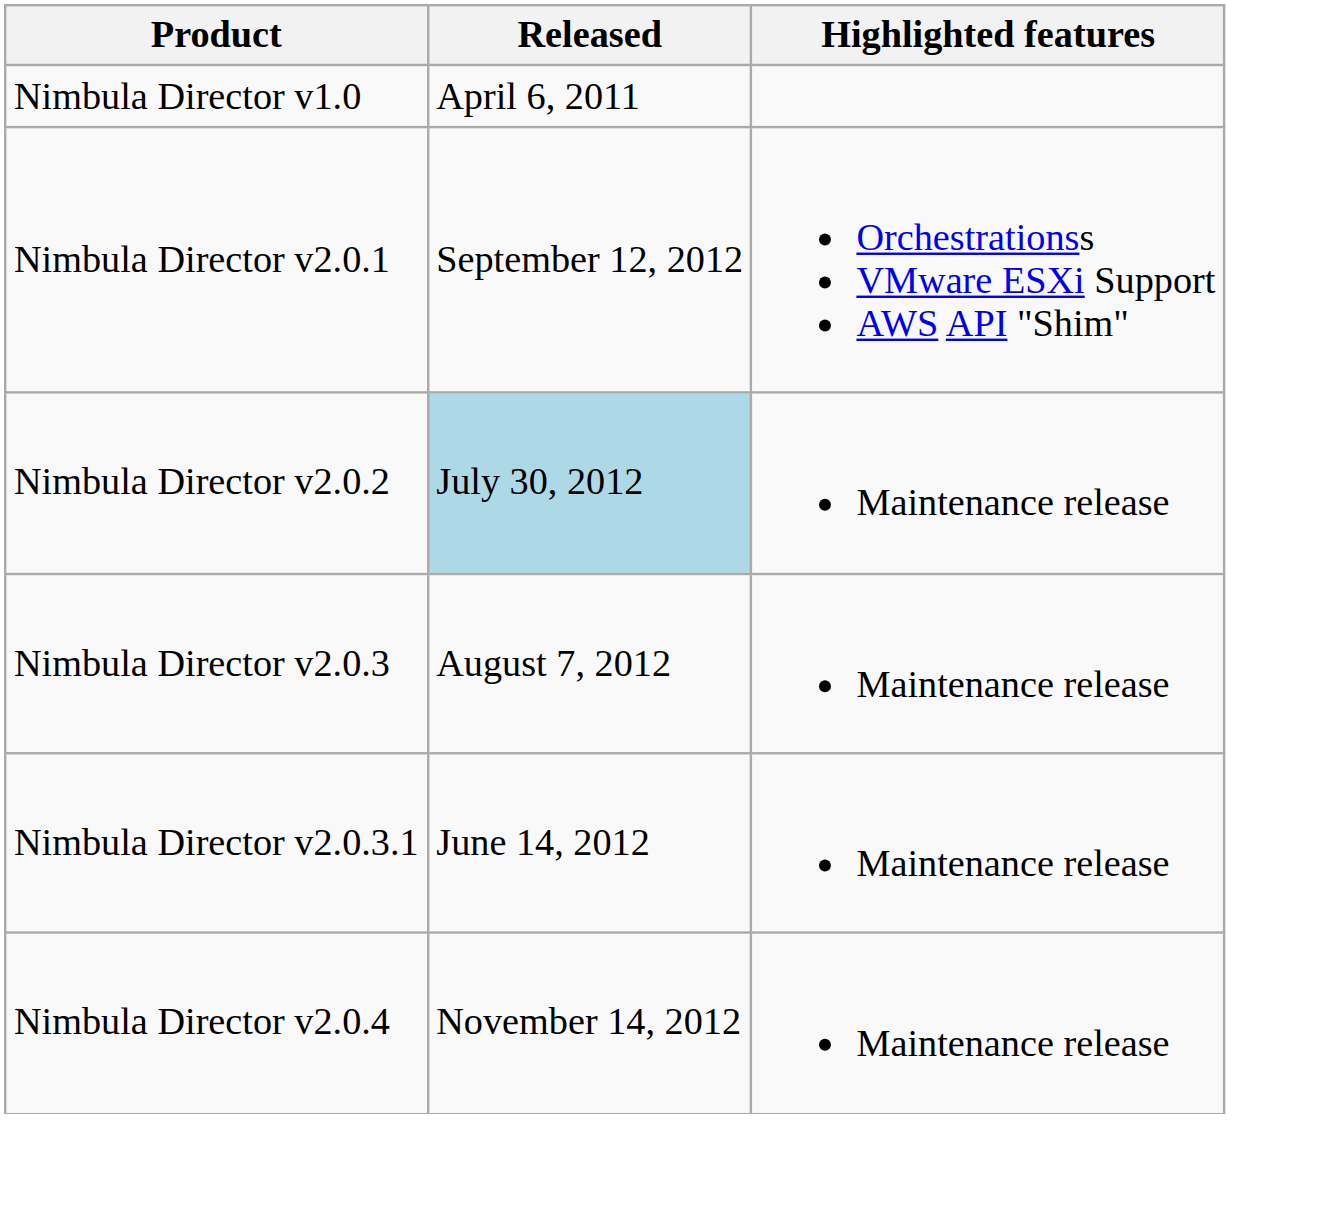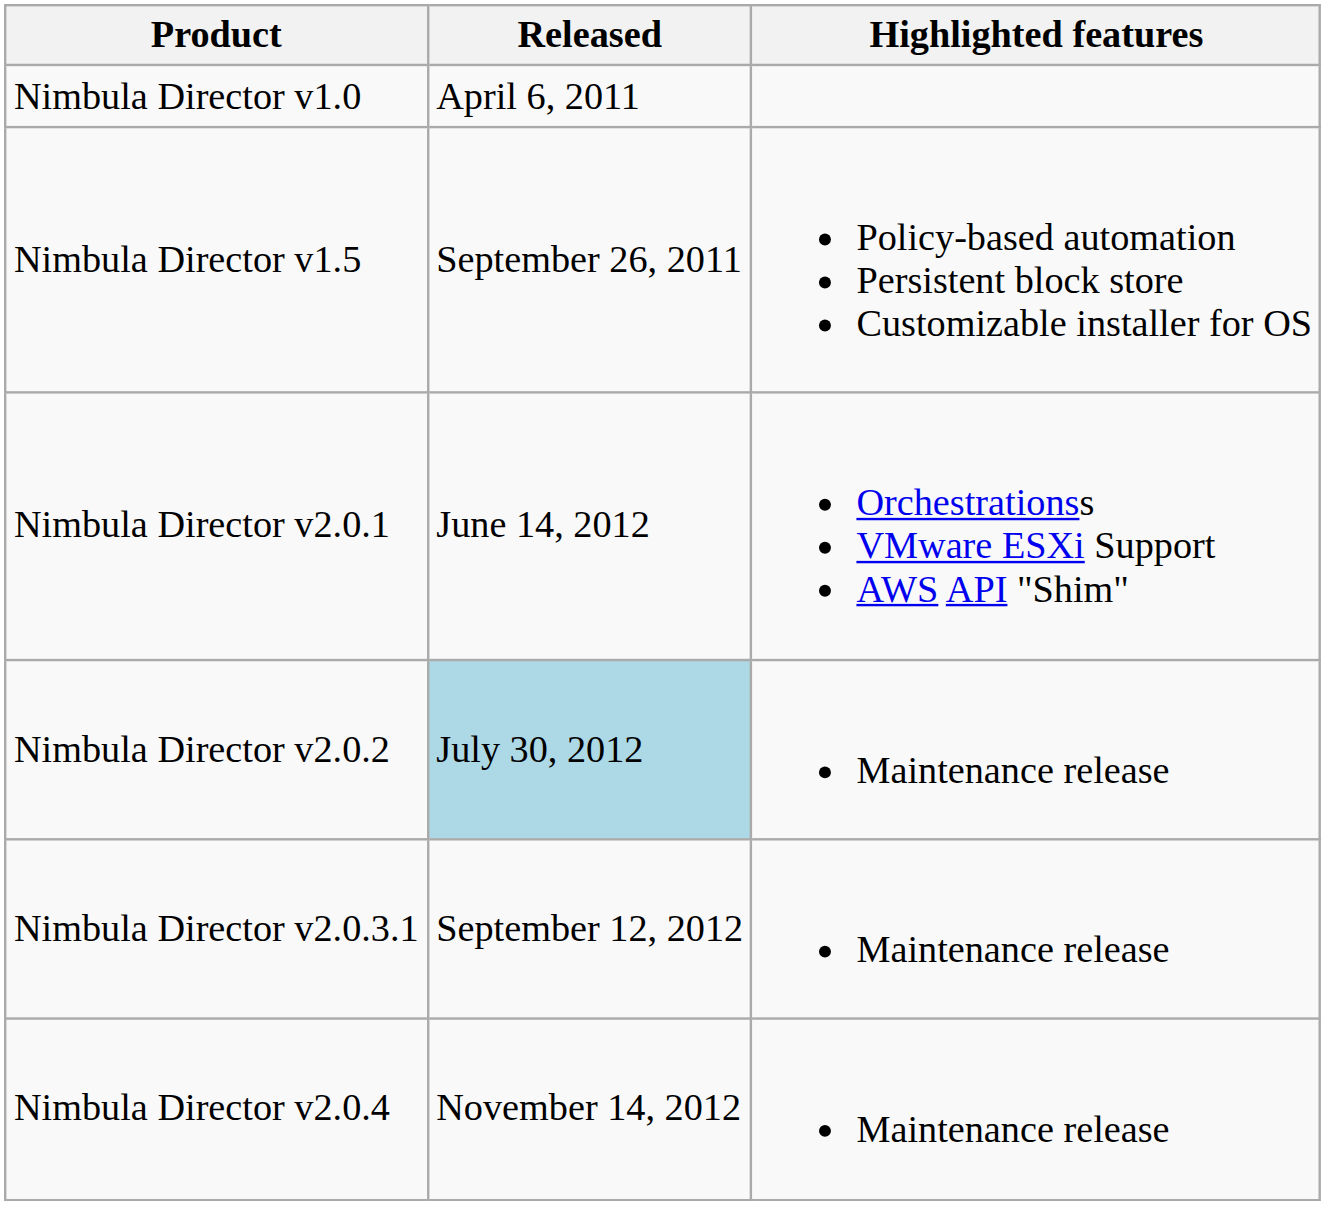+ row: (188, 258)
(590, 258) September 12, 2012 -> (543, 525) June 14, 2012
- row: (202, 662)
(543, 842) June 14, 2012 -> (590, 928) September 12, 2012
